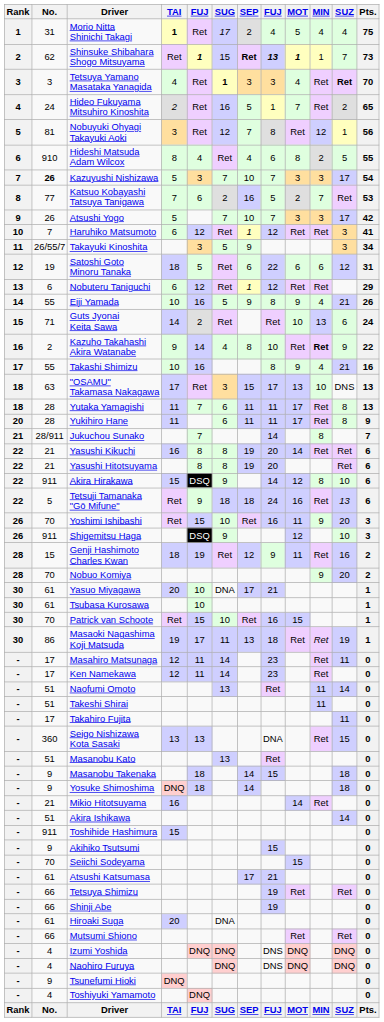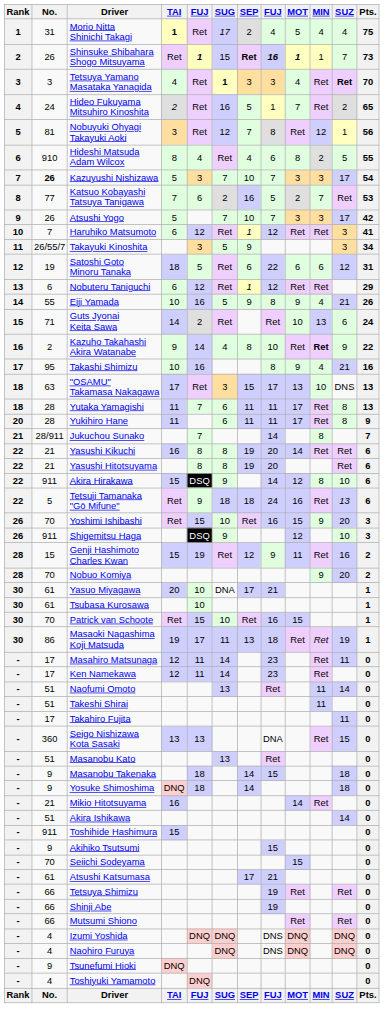(50, 56) 62 -> (50, 56) 26
(273, 56) 13 -> (273, 56) 16
(50, 366) 55 -> (50, 366) 95
(298, 520) 11 -> (298, 520) 15
(174, 555) 18 -> (174, 555) 15
- row: (97, 921)
